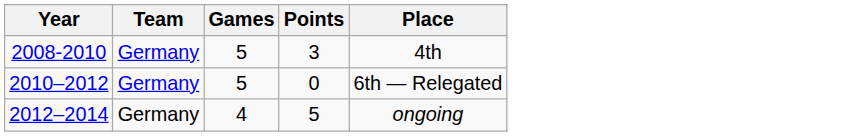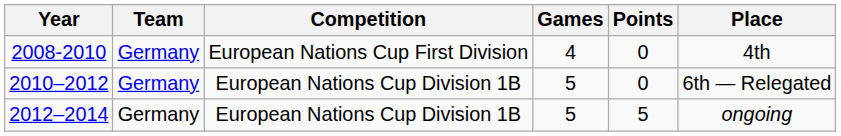+ column: (368, 20)
(241, 51) 5 -> (570, 51) 4
(314, 51) 3 -> (643, 51) 0
(241, 114) 4 -> (570, 114) 5
